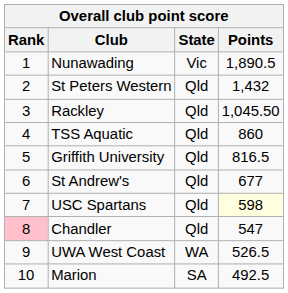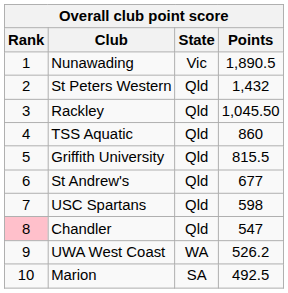(251, 157) 816.5 -> (251, 157) 815.5
(251, 205) lightyellow background -> (251, 205) no background
(251, 252) 526.5 -> (251, 252) 526.2
